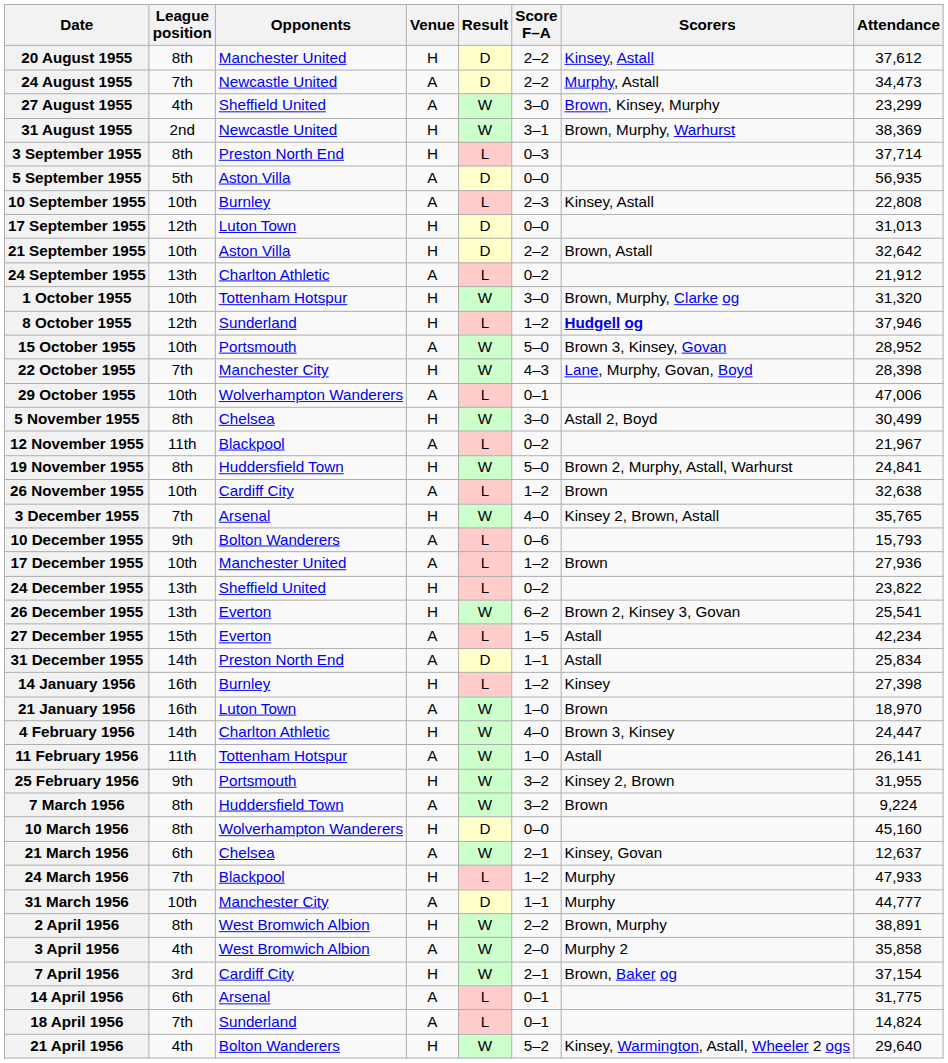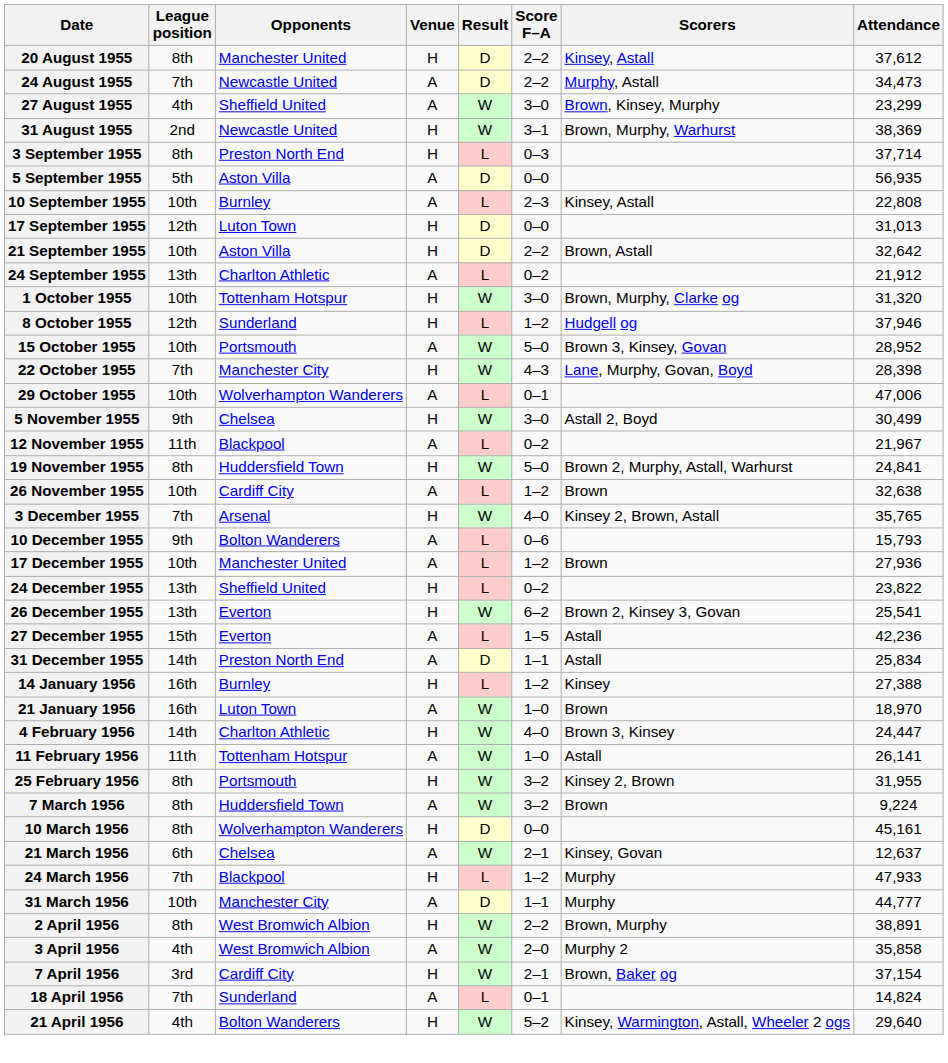(604, 322) bold -> (601, 322) normal
(182, 419) 8th -> (182, 419) 9th
(898, 636) 42,234 -> (898, 636) 42,236
(898, 684) 27,398 -> (898, 684) 27,388
(182, 780) 9th -> (182, 780) 8th
(898, 829) 45,160 -> (898, 829) 45,161
- row: (77, 997)
